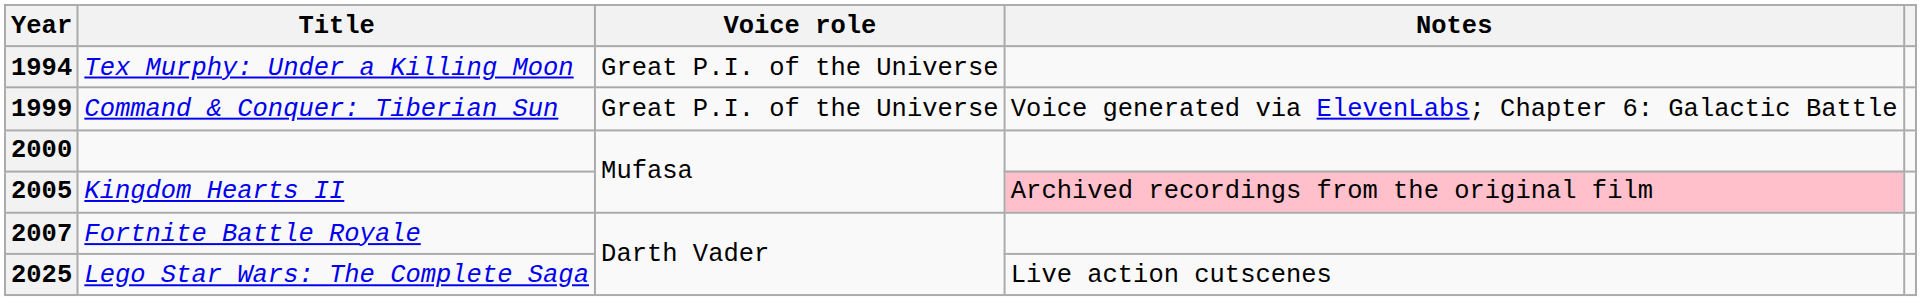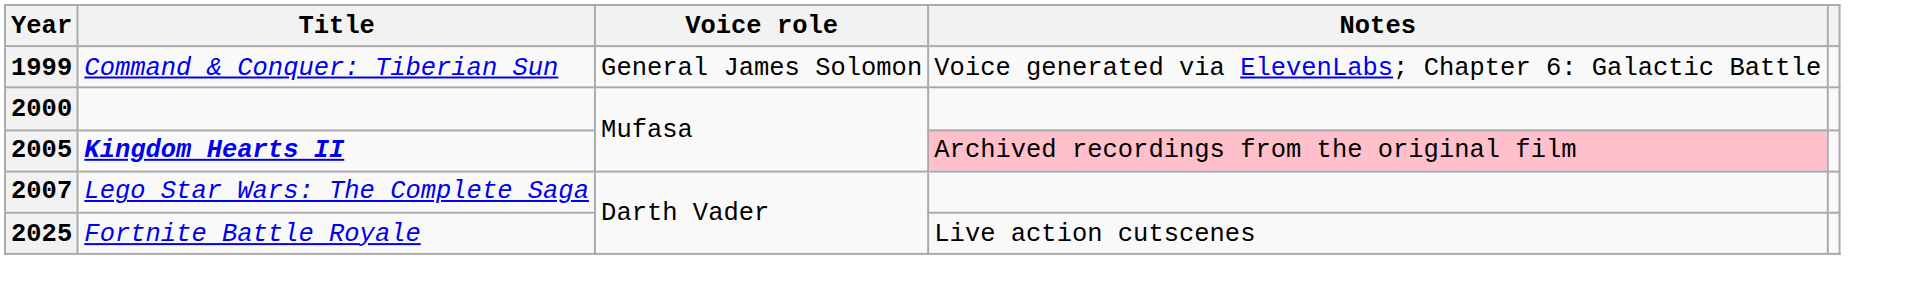- row: (42, 67)
(800, 109) Great P.I. of the Universe -> (762, 67) General James Solomon
(214, 192) normal -> (214, 150) bold
(253, 233) Fortnite Battle Royale -> (337, 192) Lego Star Wars: The Complete Saga
(337, 275) Lego Star Wars: The Complete Saga -> (253, 233) Fortnite Battle Royale
